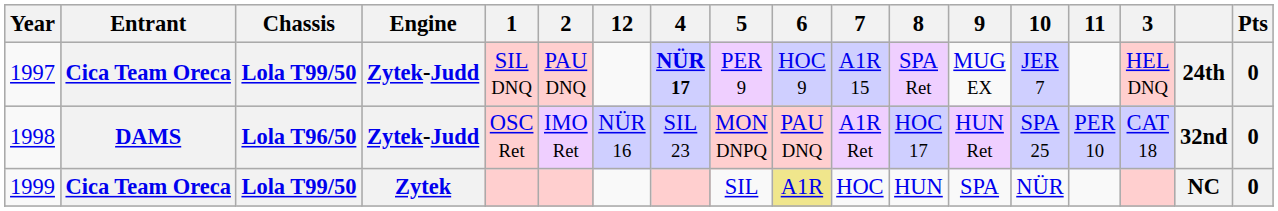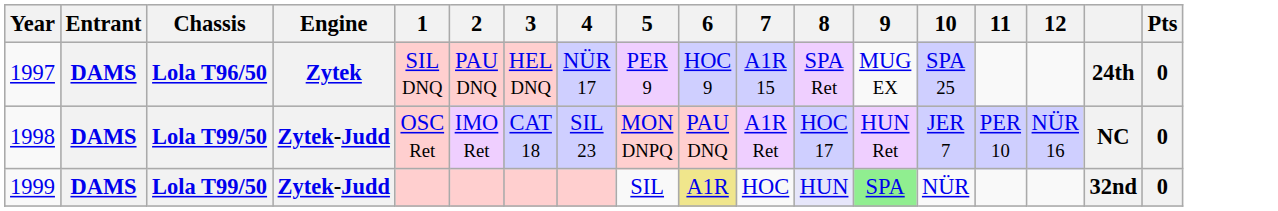columns swapped: (1148, 23) <-> (622, 23)
(148, 73) Cica Team Oreca -> (104, 73) DAMS
(299, 73) Lola T99/50 -> (210, 73) Lola T96/50
(423, 73) Zytek-Judd -> (334, 73) Zytek
(680, 73) bold -> (587, 73) normal
(1040, 73) JER 7 -> (946, 73) SPA 25
(299, 137) Lola T96/50 -> (210, 137) Lola T99/50
(1040, 137) SPA 25 -> (946, 137) JER 7
(1204, 137) 32nd -> (1113, 137) NC
(148, 187) Cica Team Oreca -> (104, 187) DAMS
(423, 187) Zytek -> (334, 187) Zytek-Judd
(918, 187) no background -> (824, 187) lavender background
(979, 187) no background -> (885, 187) lightgreen background
(1204, 187) NC -> (1113, 187) 32nd
